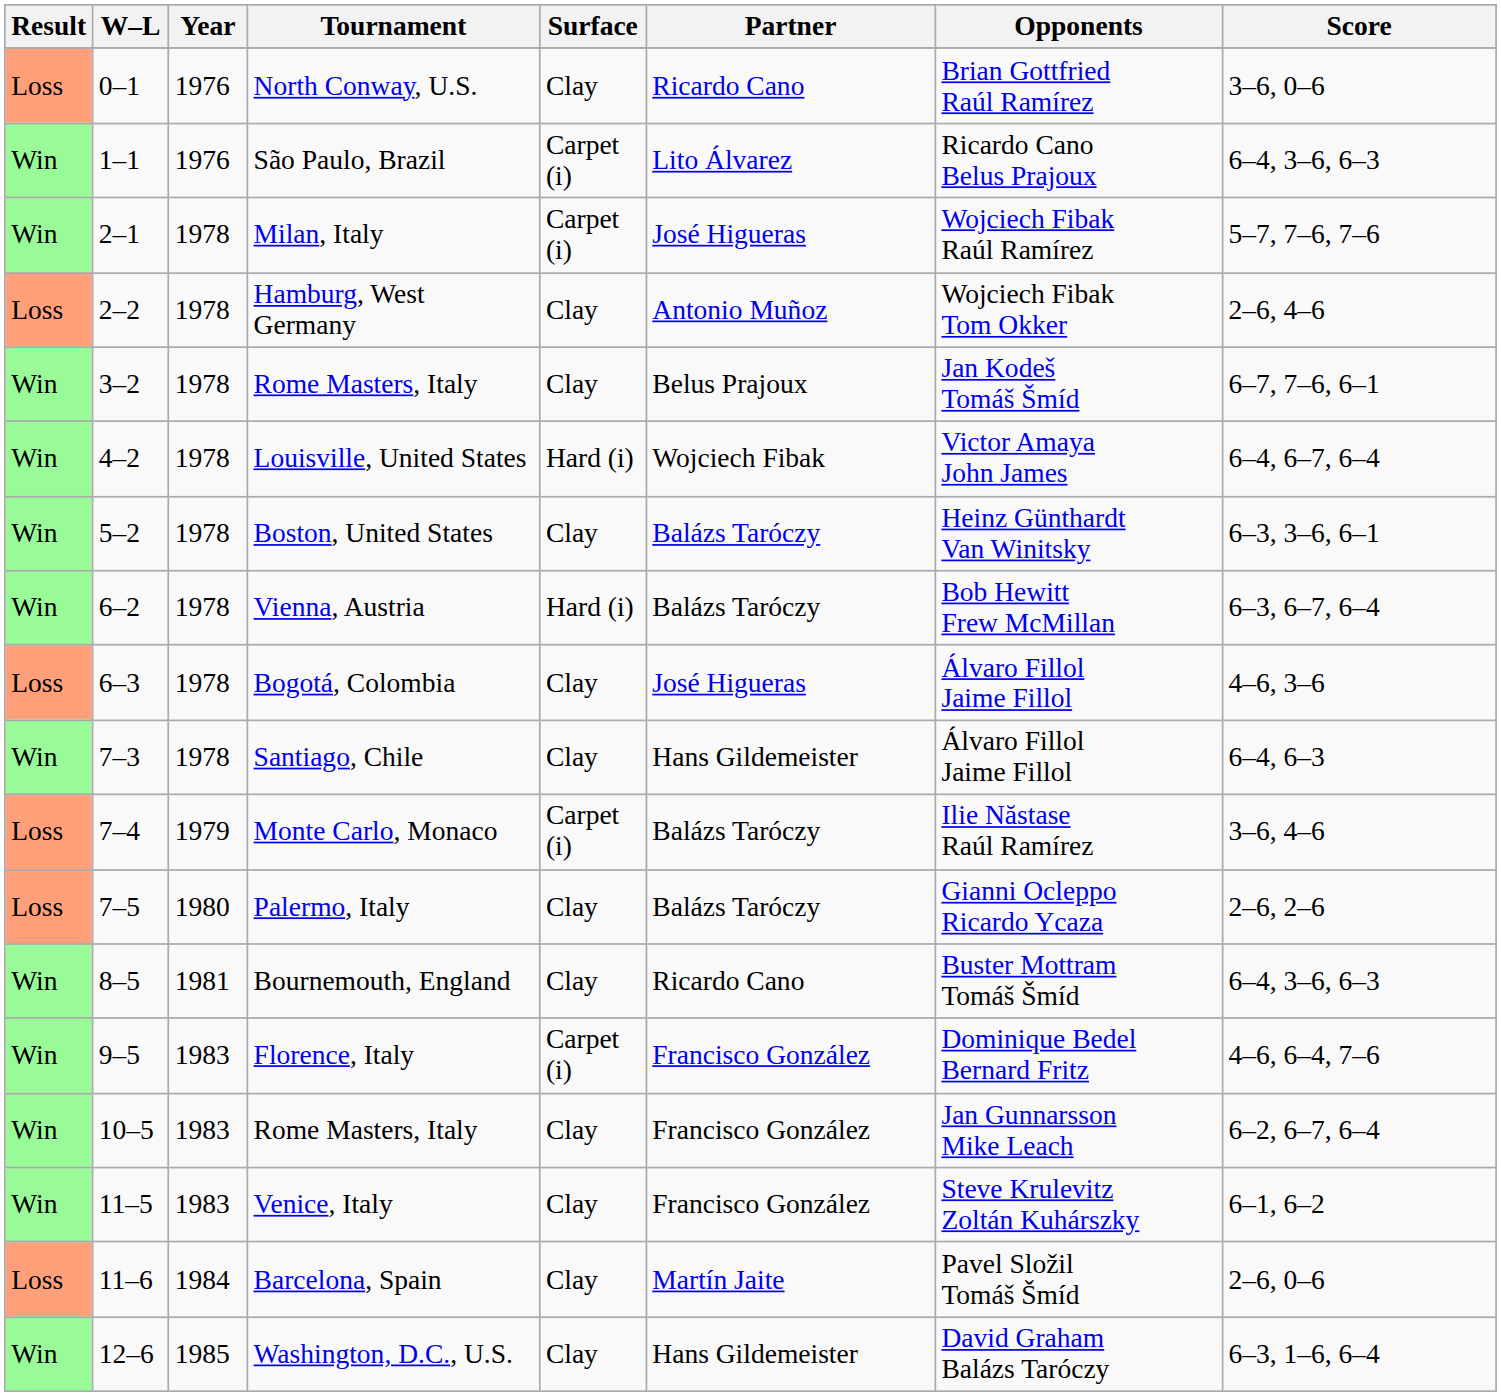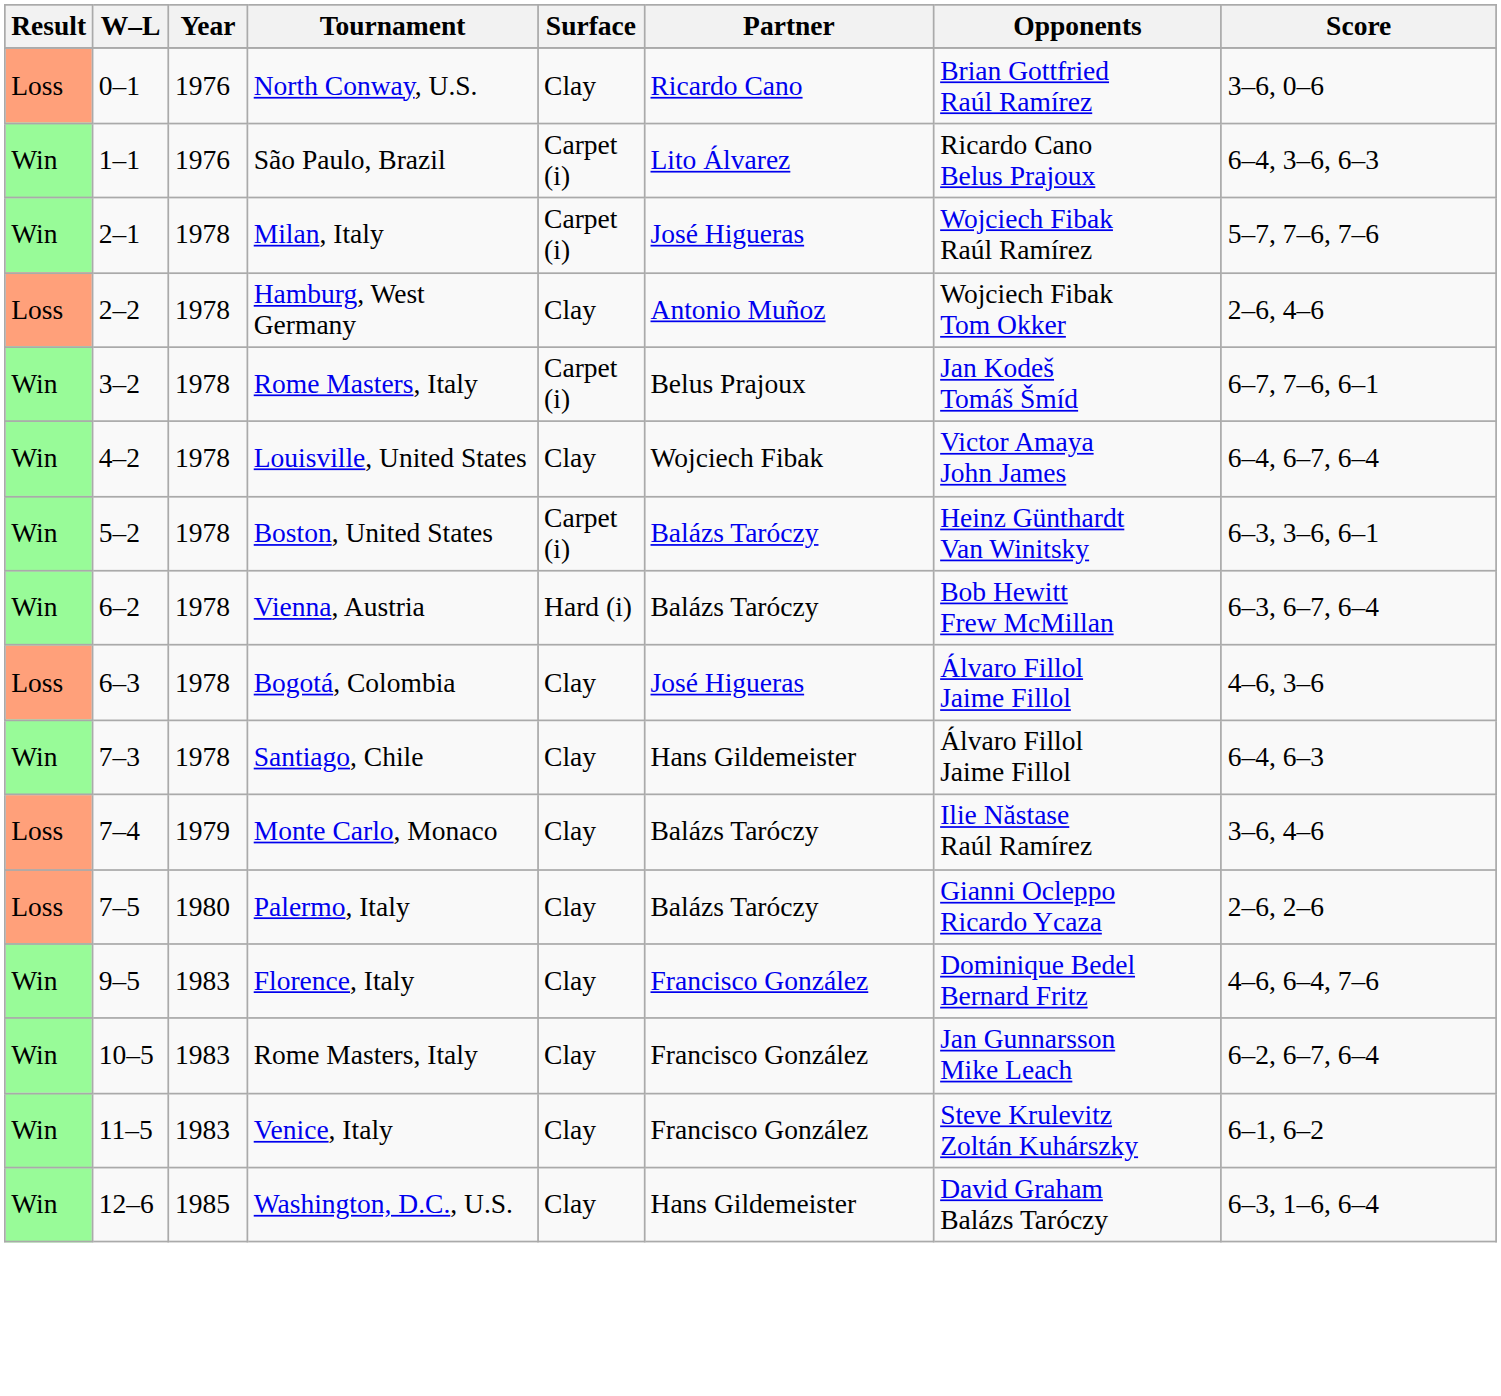(572, 383) Clay -> (581, 383) Carpet (i)
(590, 458) Hard (i) -> (570, 458) Clay
(572, 533) Clay -> (581, 533) Carpet (i)
(583, 831) Carpet (i) -> (570, 831) Clay
- row: (119, 980)
(583, 1055) Carpet (i) -> (570, 980) Clay
- row: (126, 1279)
